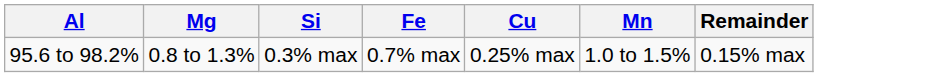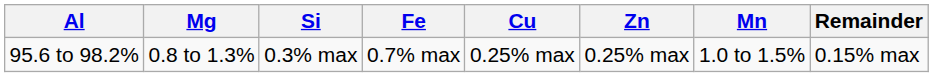+ column: (637, 21)
